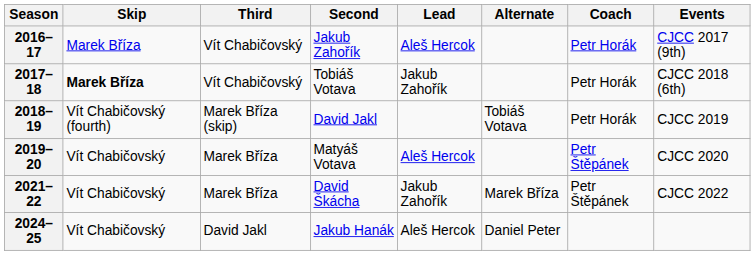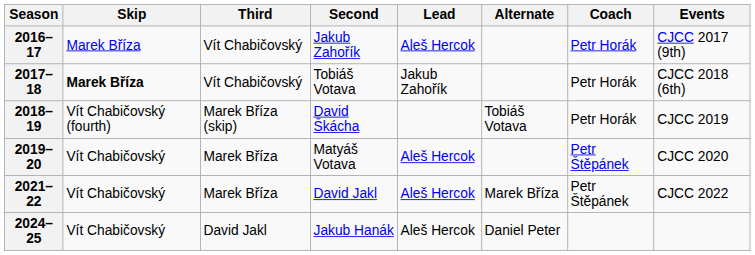(345, 119) David Jakl -> (336, 119) David Škácha
(336, 194) David Škácha -> (345, 194) David Jakl
(424, 194) Jakub Zahořík -> (438, 194) Aleš Hercok
